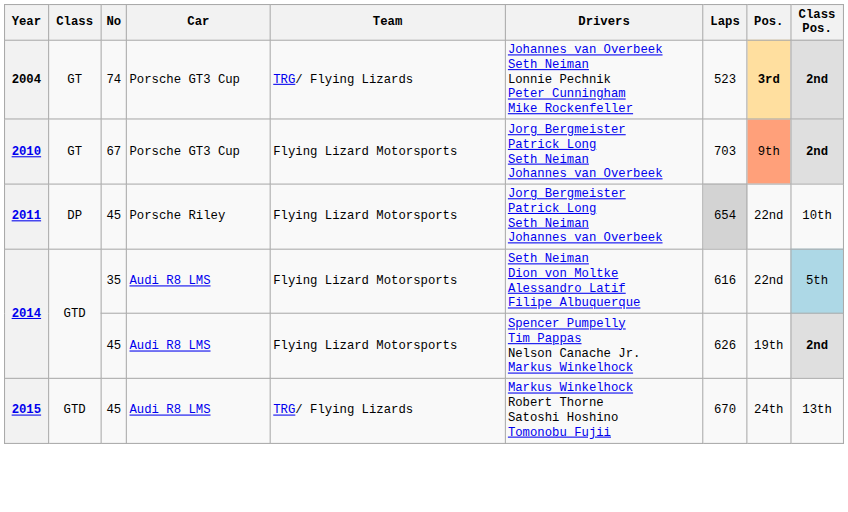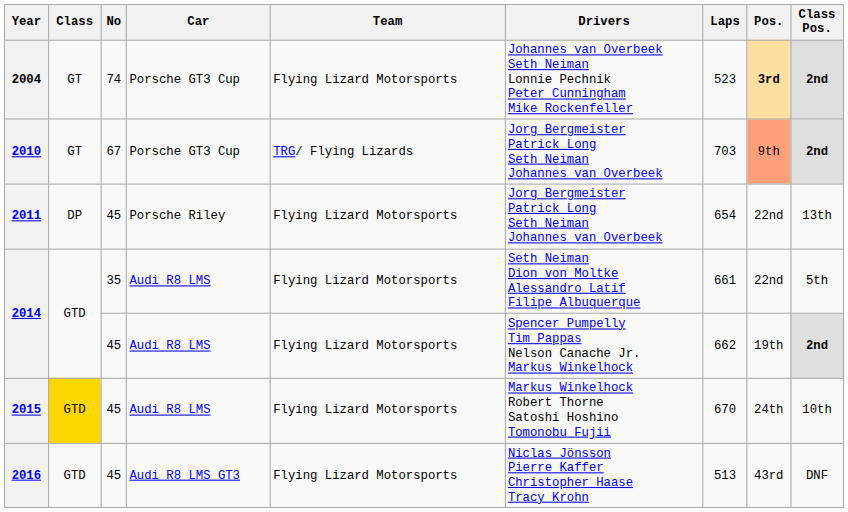(343, 79) TRG/ Flying Lizards -> (365, 79) Flying Lizard Motorsports
(365, 151) Flying Lizard Motorsports -> (343, 151) TRG/ Flying Lizards
(725, 216) lightgrey background -> (725, 216) no background
(817, 216) 10th -> (817, 216) 13th
(725, 281) 616 -> (725, 281) 661
(817, 281) lightblue background -> (817, 281) no background
(725, 346) 626 -> (725, 346) 662
(75, 410) no background -> (75, 410) gold background
(343, 410) TRG/ Flying Lizards -> (365, 410) Flying Lizard Motorsports
(817, 410) 13th -> (817, 410) 10th
+ row: (26, 475)
